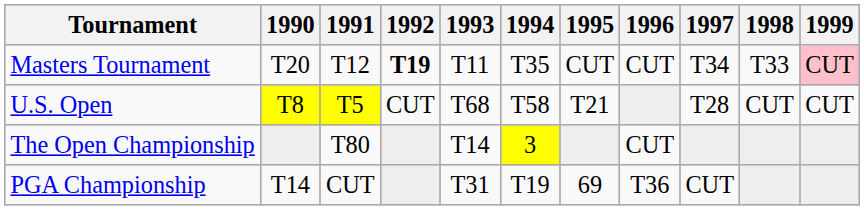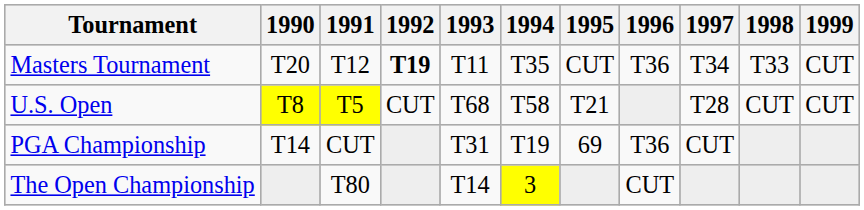(650, 64) CUT -> (650, 64) T36
(829, 64) pink background -> (829, 64) no background
rows swapped: (133, 145) <-> (108, 185)
